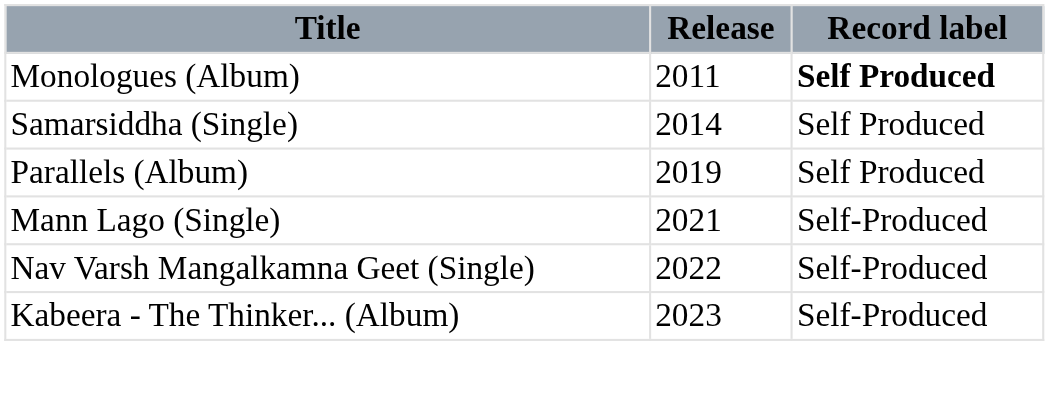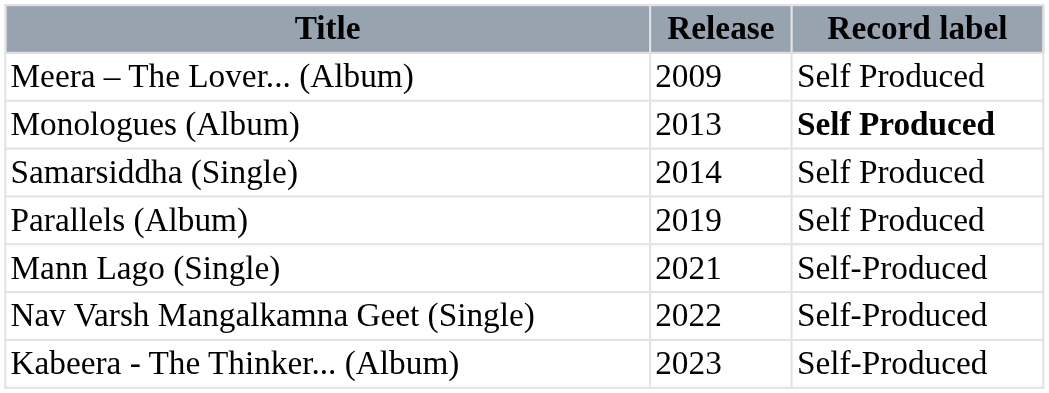+ row: (212, 76)
(688, 76) 2011 -> (689, 124) 2013
